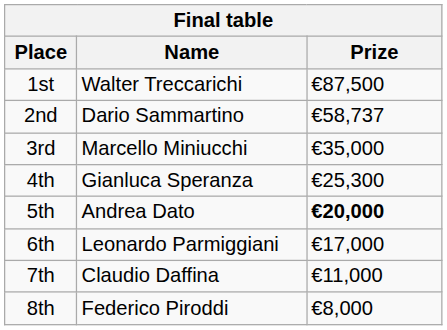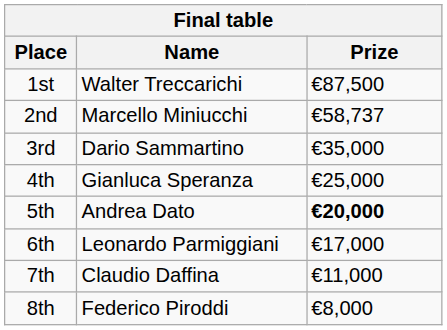(163, 116) Dario Sammartino -> (164, 116) Marcello Miniucchi
(164, 148) Marcello Miniucchi -> (163, 148) Dario Sammartino
(348, 180) €25,300 -> (348, 180) €25,000
